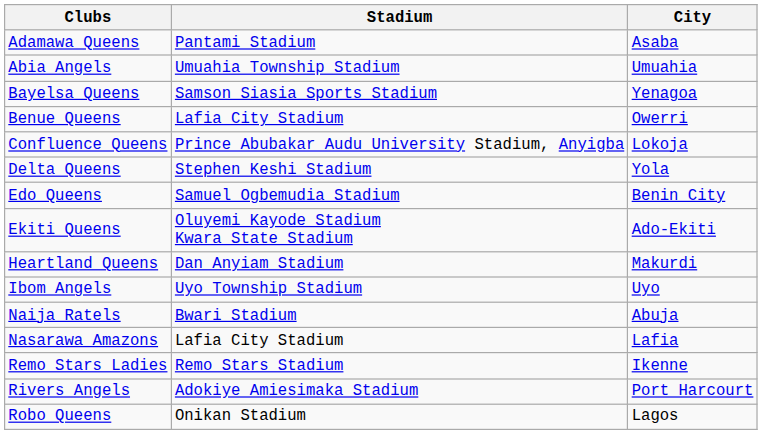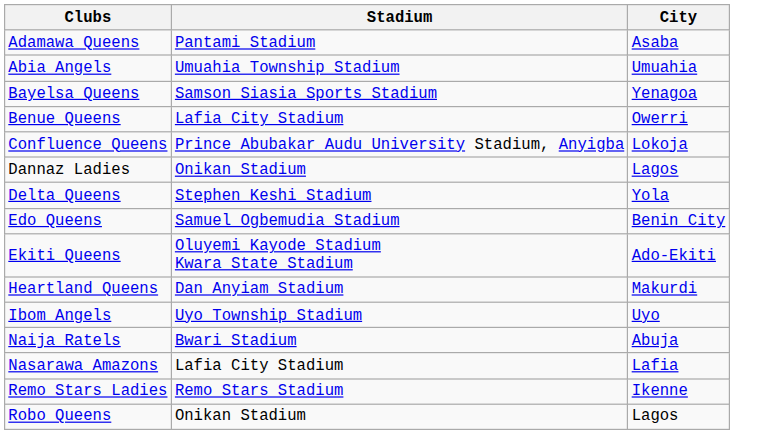+ row: (69, 170)
- row: (69, 391)
